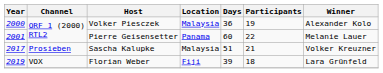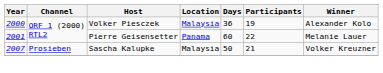(16, 49) 2017 -> (16, 49) 2007
(228, 49) 51 -> (228, 49) 50
- row: (119, 62)
